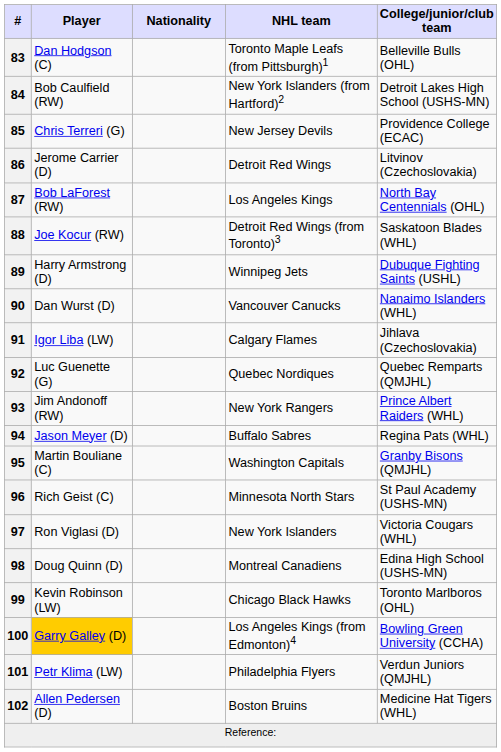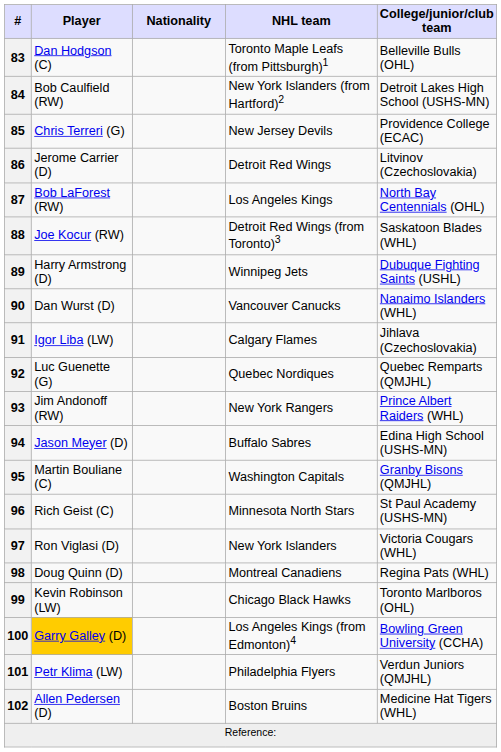(434, 435) Regina Pats (WHL) -> (432, 443) Edina High School (USHS-MN)
(432, 565) Edina High School (USHS-MN) -> (434, 573) Regina Pats (WHL)
